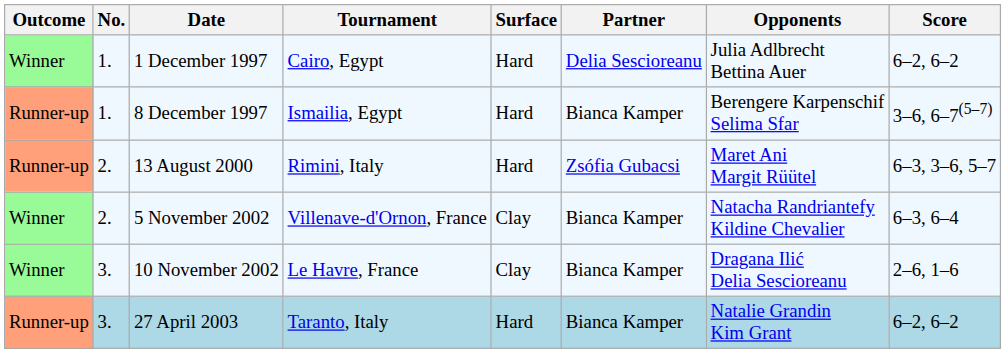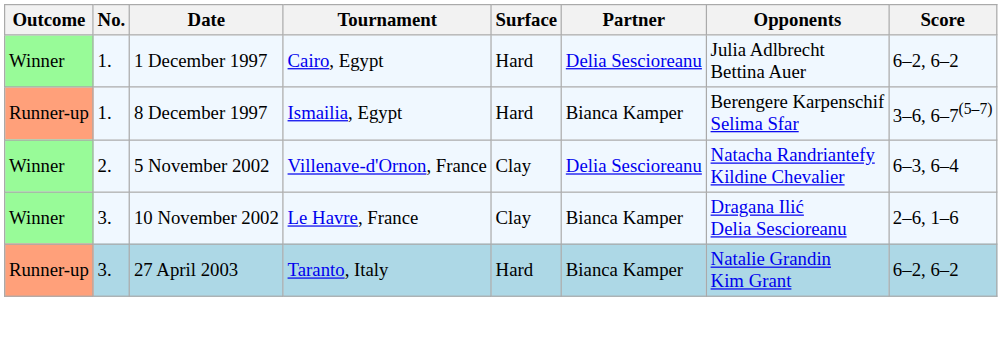- row: (193, 165)
(624, 217) Bianca Kamper -> (634, 165) Delia Sescioreanu
